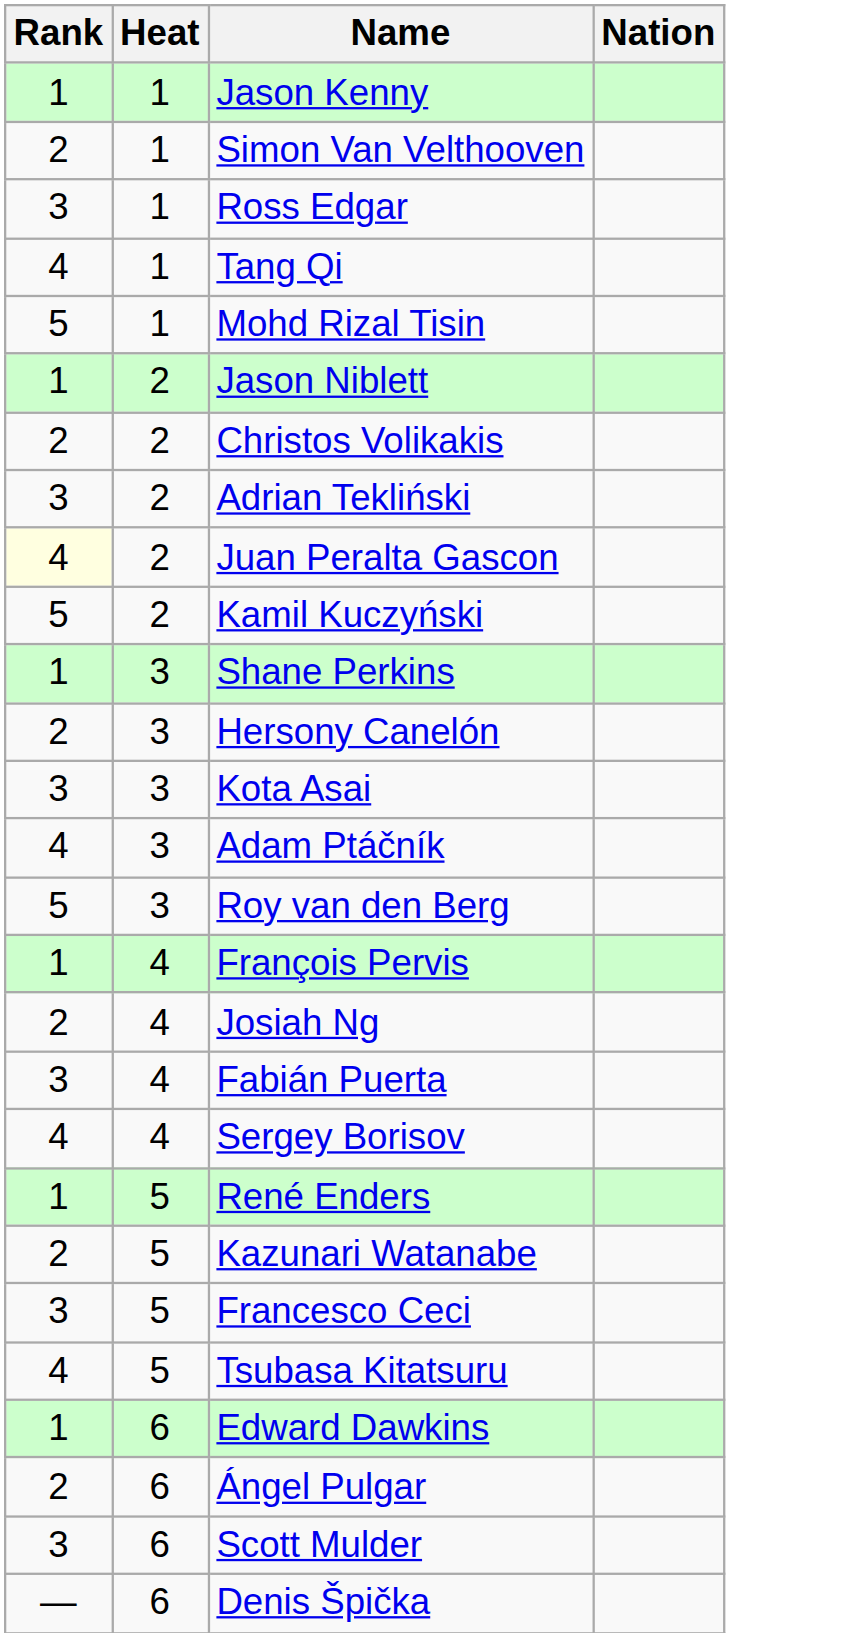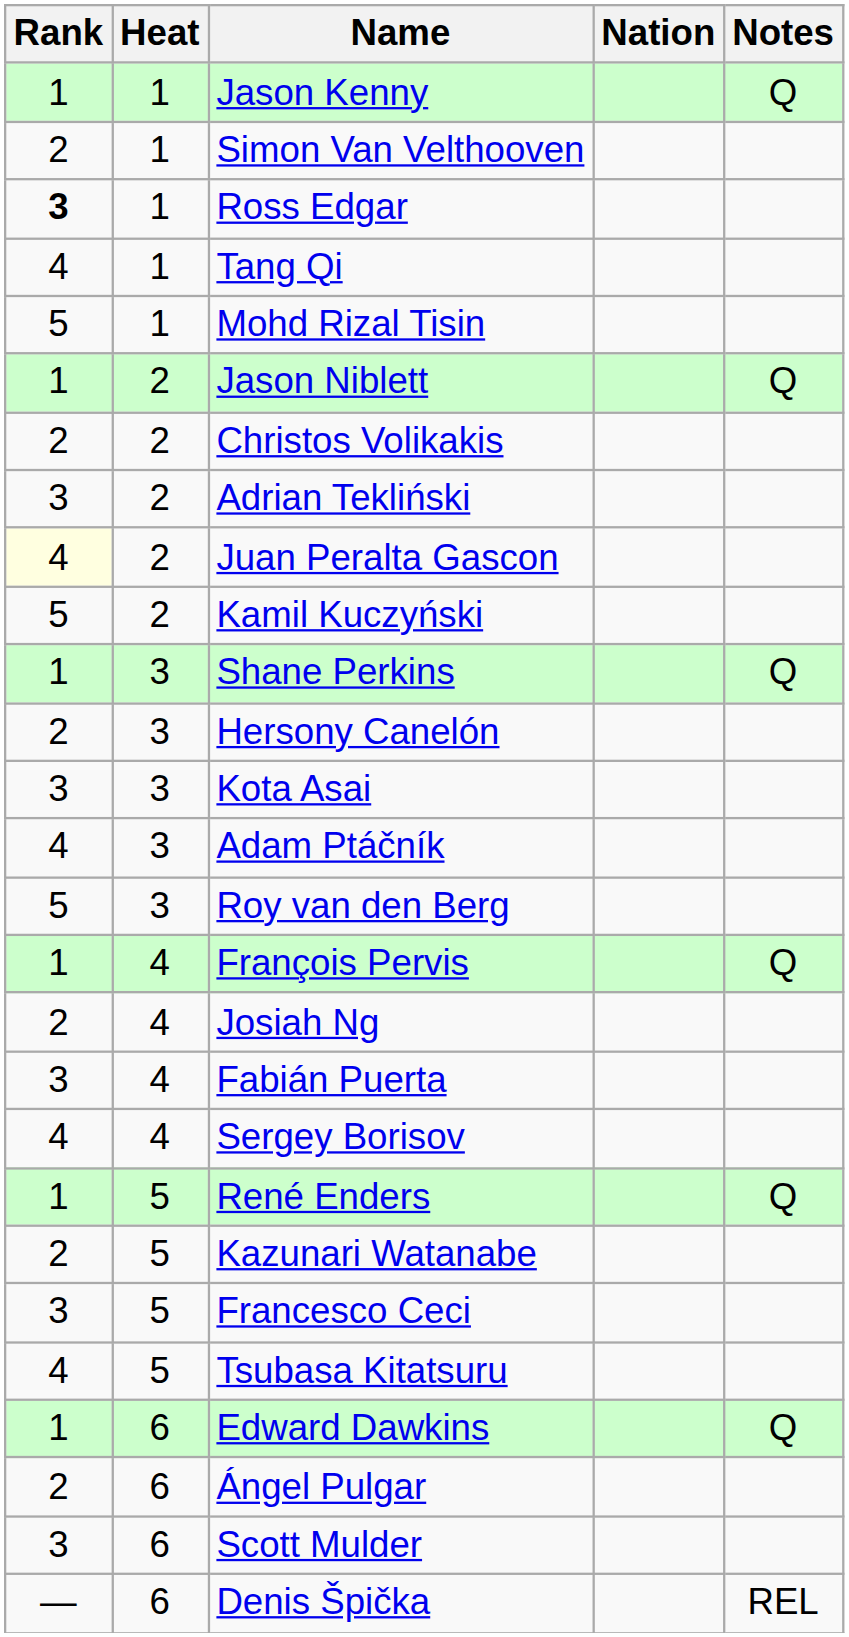+ column: (783, 33)
(58, 207) normal -> (58, 207) bold
